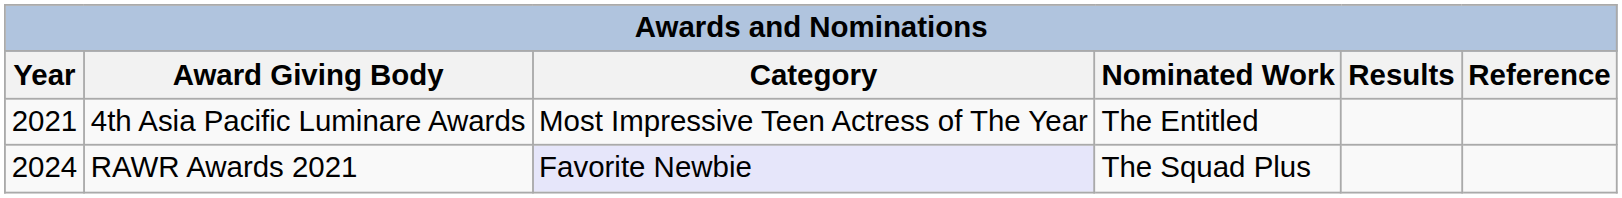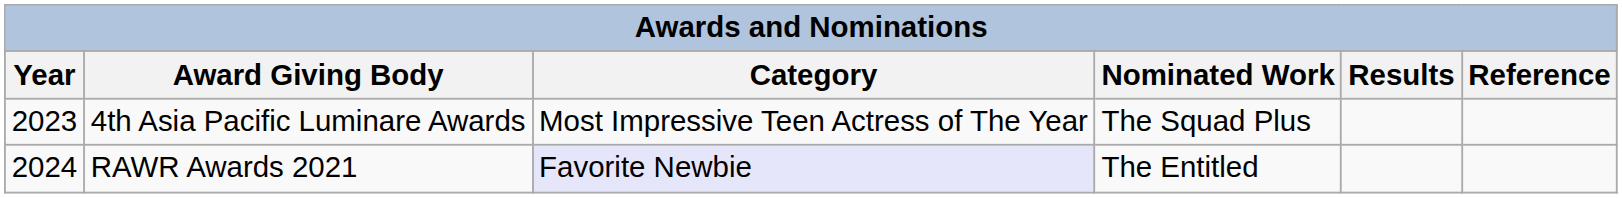(44, 121) 2021 -> (44, 121) 2023
(1180, 121) The Entitled -> (1206, 121) The Squad Plus
(1206, 167) The Squad Plus -> (1180, 167) The Entitled
